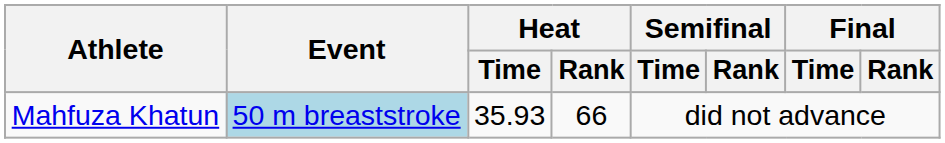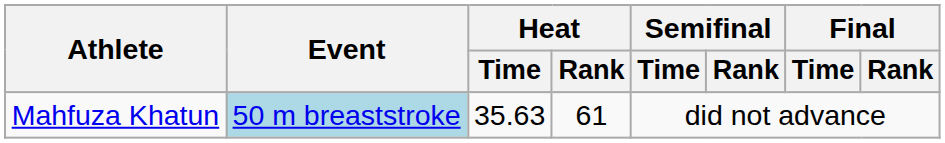(510, 115) 35.93 -> (510, 115) 35.63
(591, 115) 66 -> (591, 115) 61
